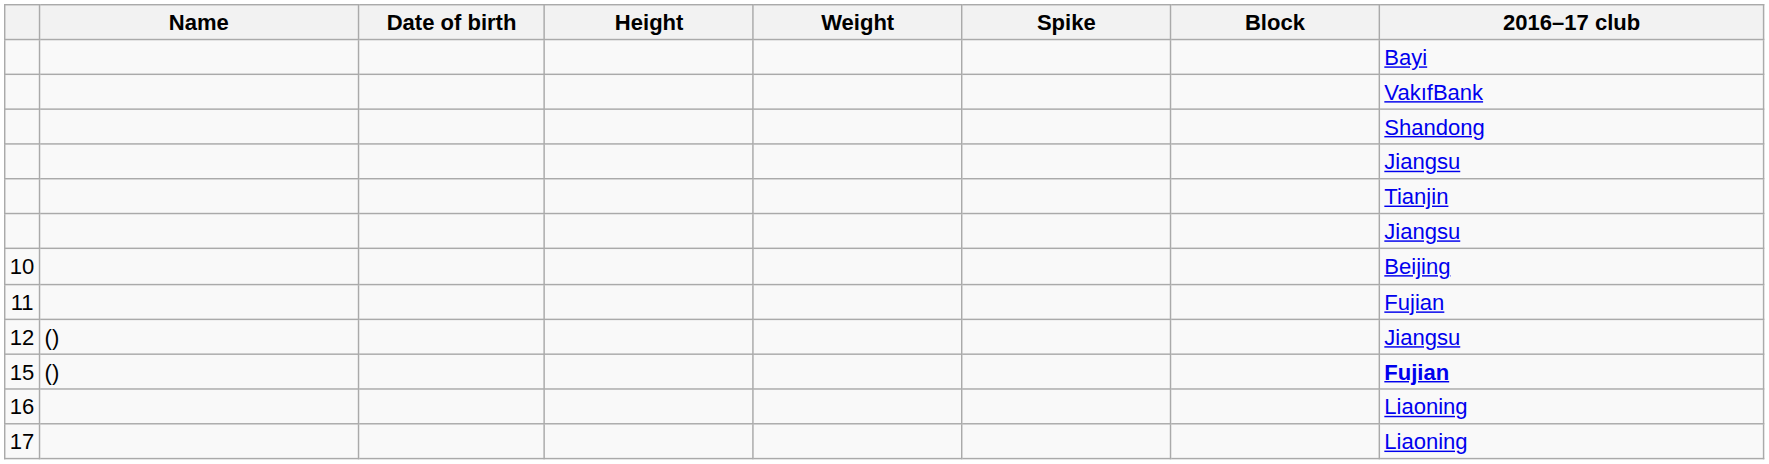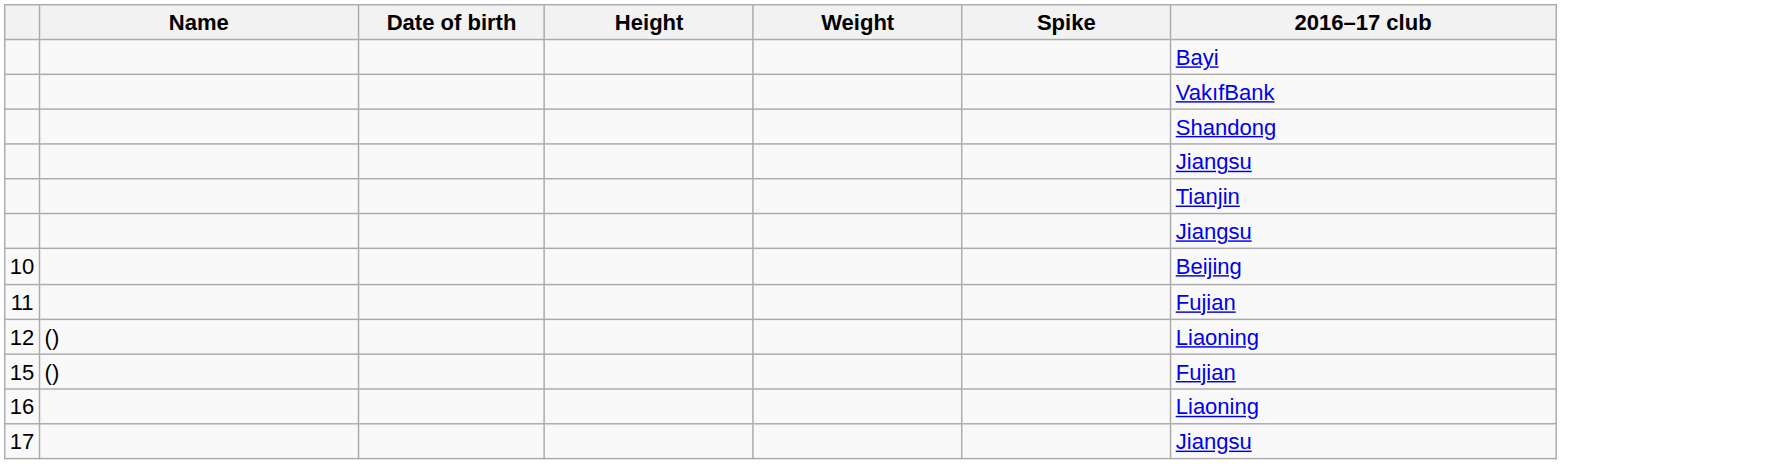- column: (1275, 22)
(1422, 336) Jiangsu -> (1217, 336) Liaoning
(1417, 371) bold -> (1206, 371) normal
(1426, 441) Liaoning -> (1214, 441) Jiangsu
